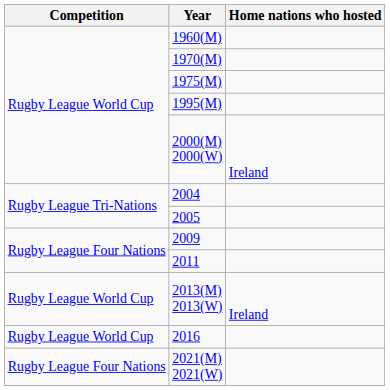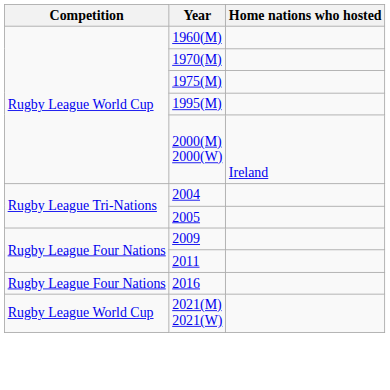- row: (197, 298)
(81, 336) Rugby League World Cup -> (87, 283) Rugby League Four Nations
(87, 366) Rugby League Four Nations -> (81, 313) Rugby League World Cup
